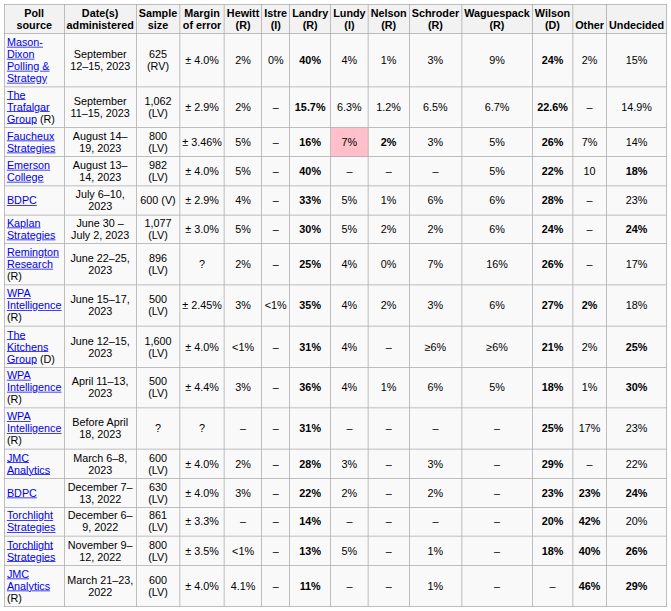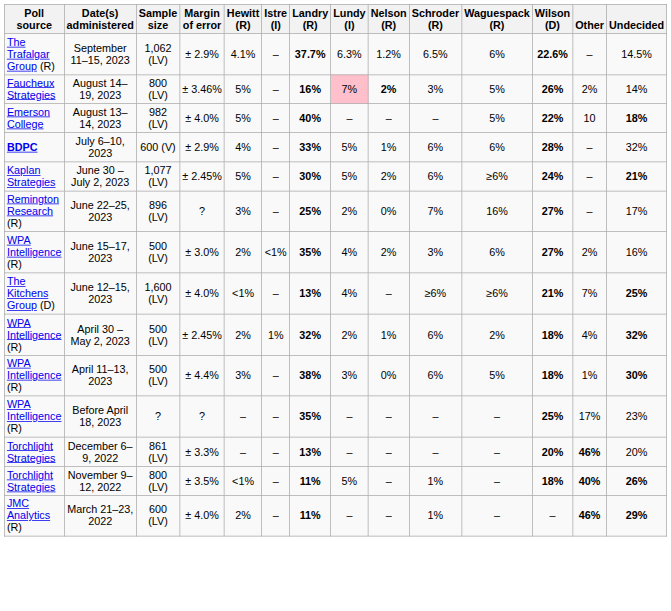- row: (100, 60)
(243, 107) 2% -> (243, 54) 4.1%
(310, 107) 15.7% -> (310, 54) 37.7%
(497, 107) 6.7% -> (497, 54) 6%
(637, 107) 14.9% -> (637, 54) 14.5%
(590, 142) 7% -> (590, 89) 2%
(22, 201) normal -> (22, 148) bold
(637, 201) 23% -> (637, 148) 32%
(202, 230) ± 3.0% -> (202, 177) ± 2.45%
(435, 230) 2% -> (435, 177) 6%
(497, 230) 6% -> (497, 177) ≥6%
(637, 230) 24% -> (637, 177) 21%
(243, 265) 2% -> (243, 212) 3%
(349, 265) 4% -> (349, 212) 2%
(552, 265) 26% -> (552, 212) 27%
(202, 306) ± 2.45% -> (202, 253) ± 3.0%
(243, 306) 3% -> (243, 253) 2%
(590, 306) bold -> (590, 253) normal
(637, 306) 18% -> (637, 253) 16%
(310, 347) 31% -> (310, 294) 13%
(590, 347) 2% -> (590, 294) 7%
+ row: (100, 335)
(310, 388) 36% -> (310, 376) 38%
(349, 388) 4% -> (349, 376) 3%
(389, 388) 1% -> (389, 376) 0%
(310, 429) 31% -> (310, 417) 35%
- row: (100, 464)
- row: (100, 493)
(310, 522) 14% -> (310, 452) 13%
(590, 522) 42% -> (590, 452) 46%
(310, 551) 13% -> (310, 481) 11%
(243, 586) 4.1% -> (243, 516) 2%
